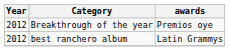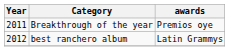(17, 25) 2012 -> (17, 25) 2011
